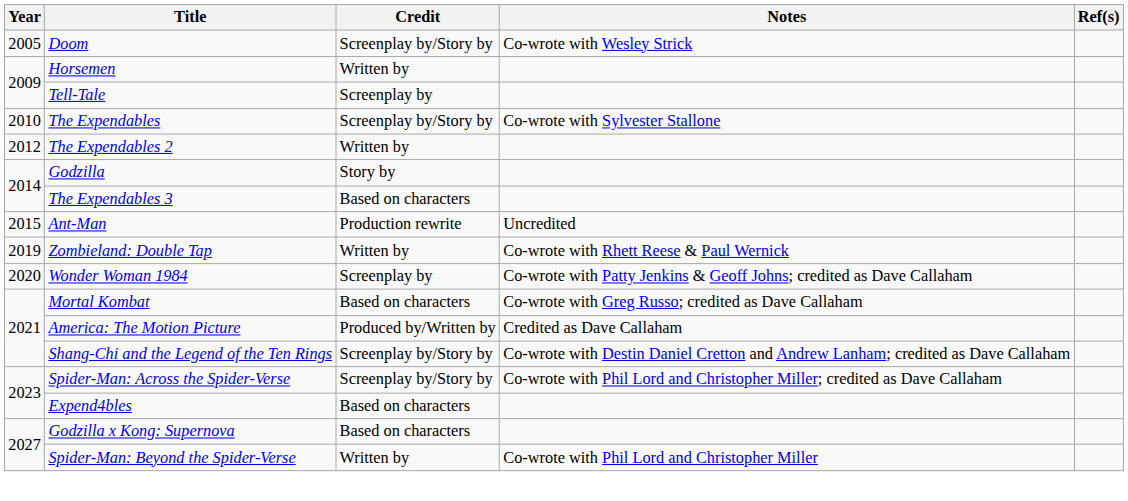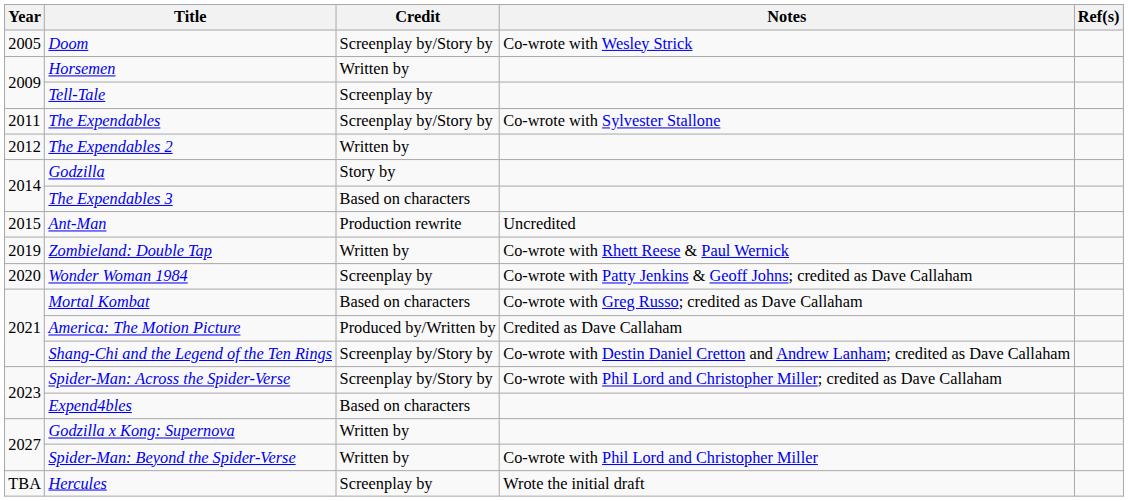(25, 120) 2010 -> (24, 120) 2011
(405, 431) Based on characters -> (374, 431) Written by
+ row: (78, 483)
